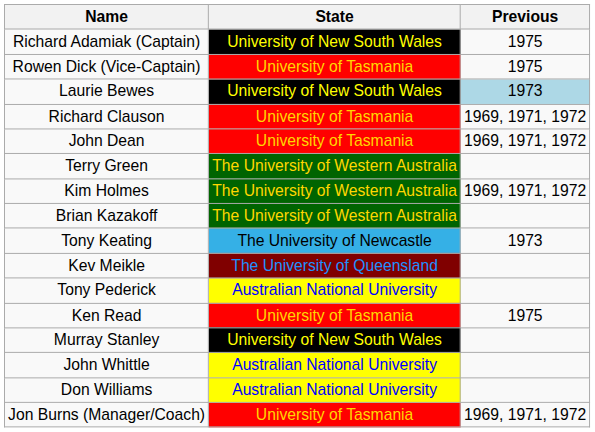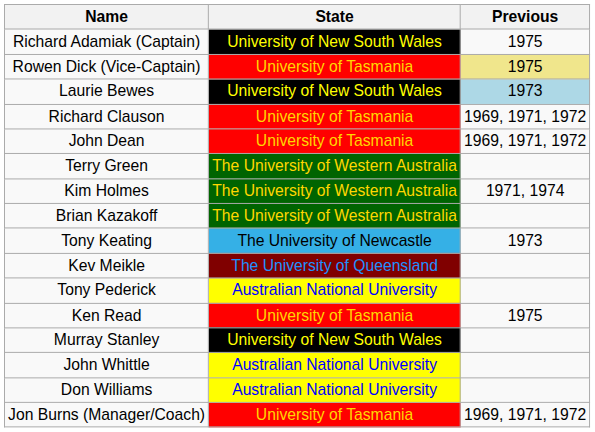(525, 66) no background -> (525, 66) khaki background
(525, 191) 1969, 1971, 1972 -> (525, 191) 1971, 1974
